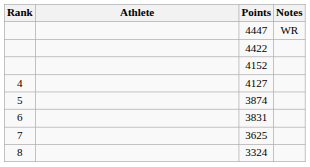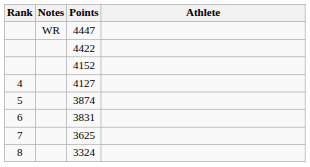columns swapped: (137, 13) <-> (289, 13)
